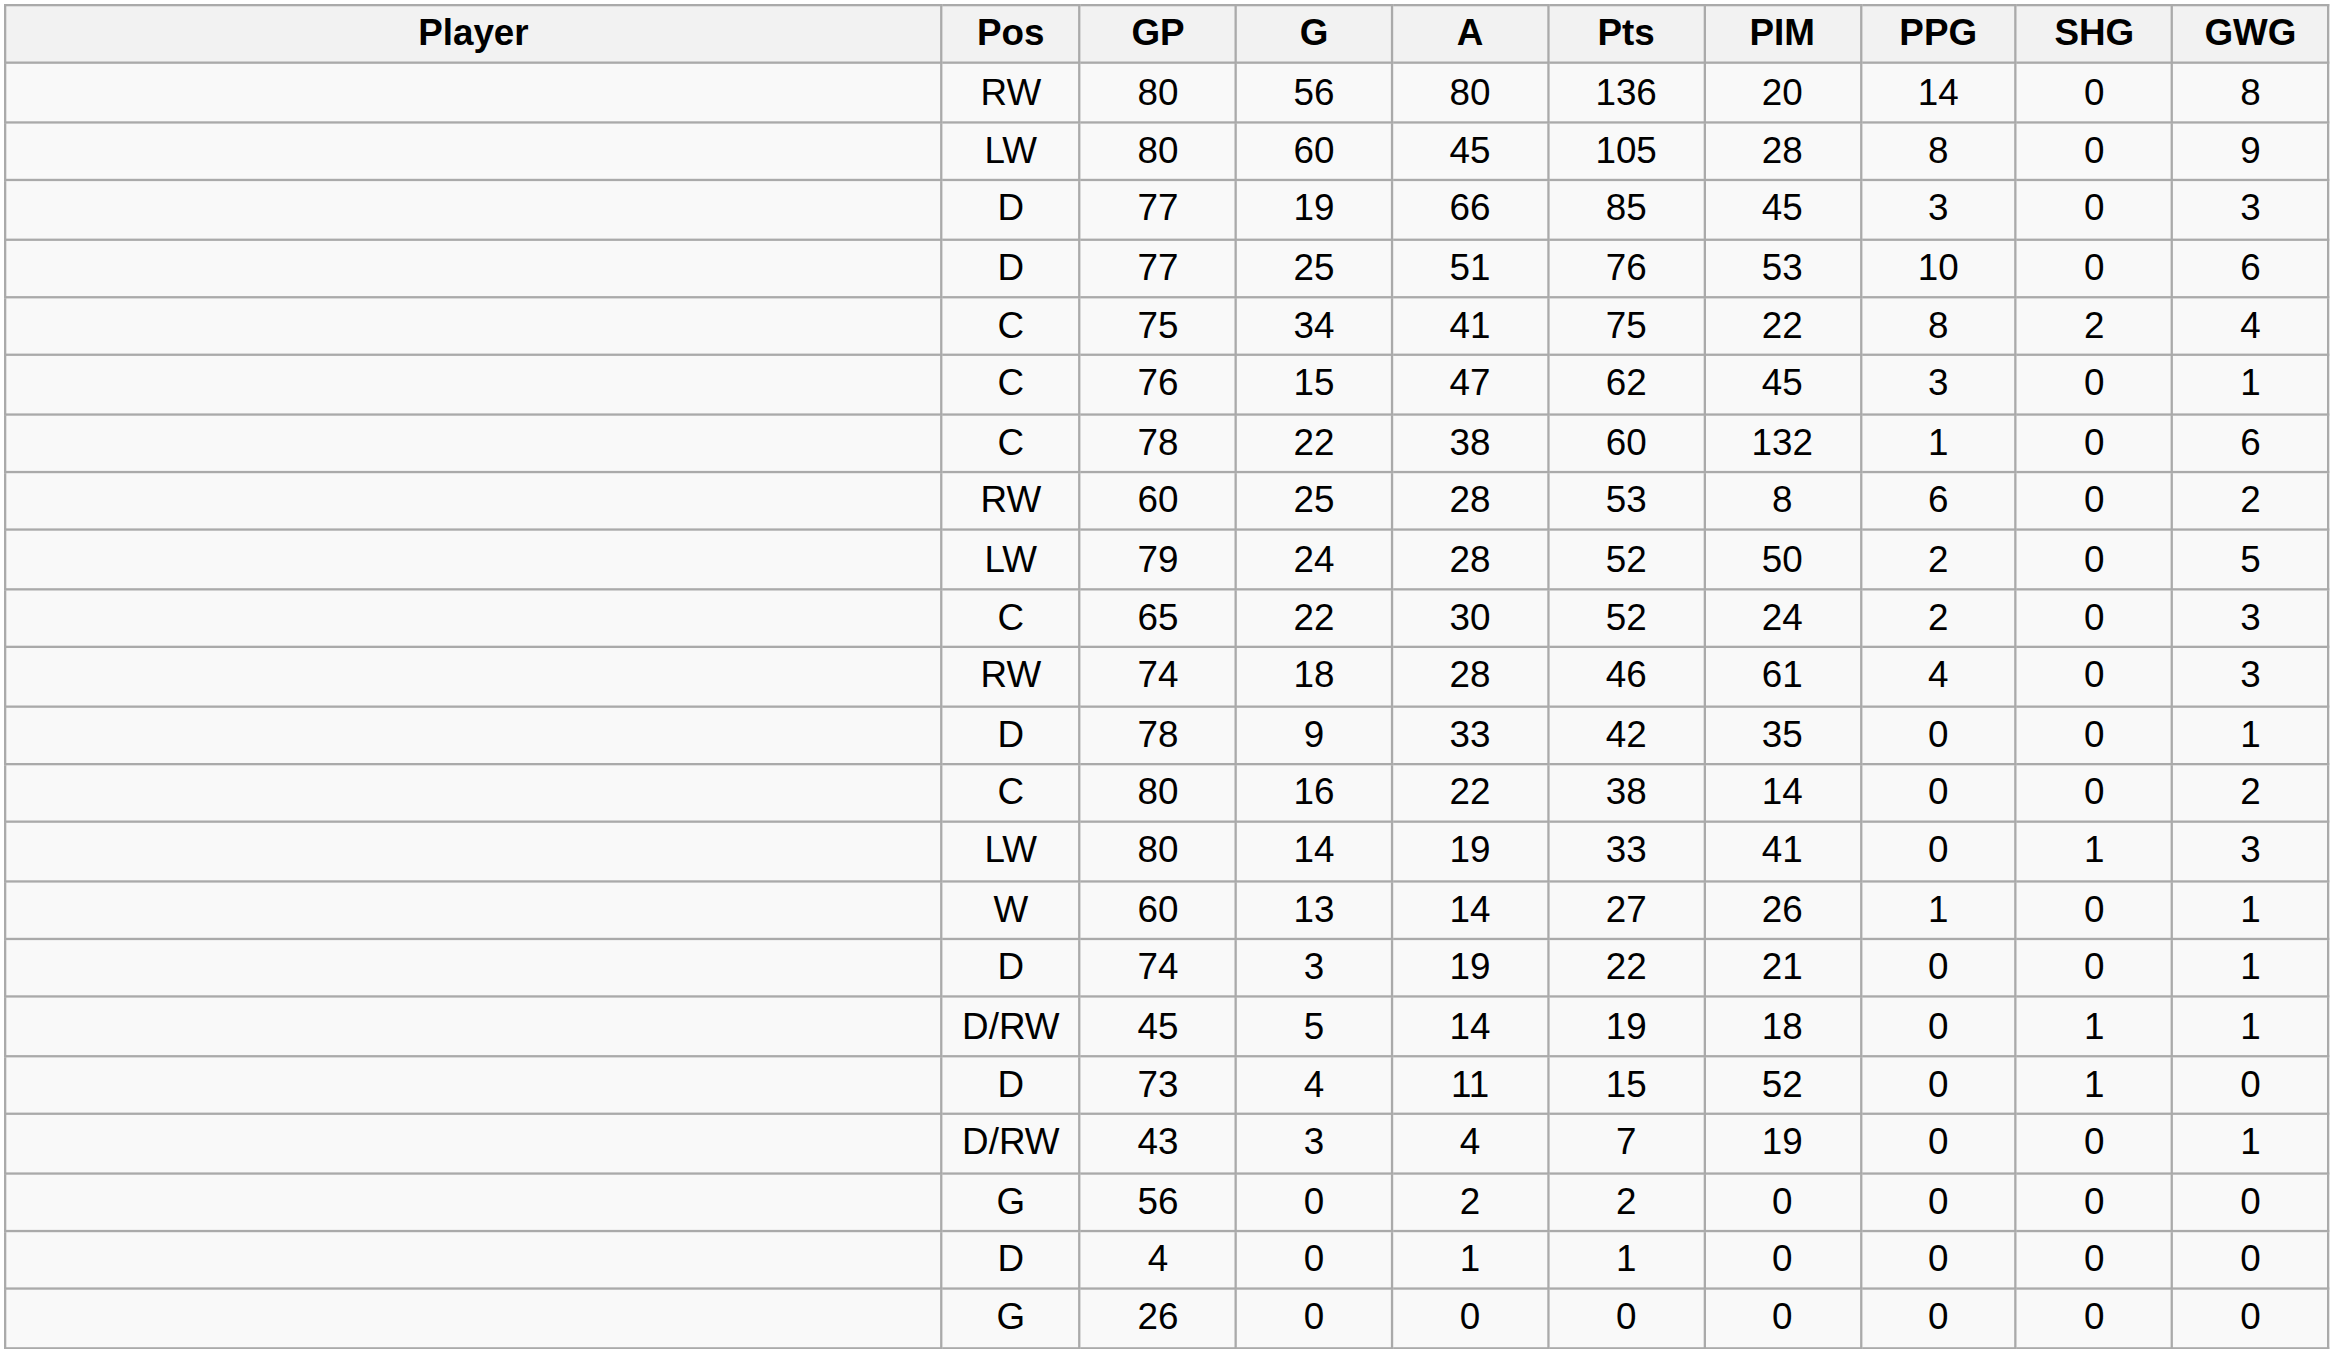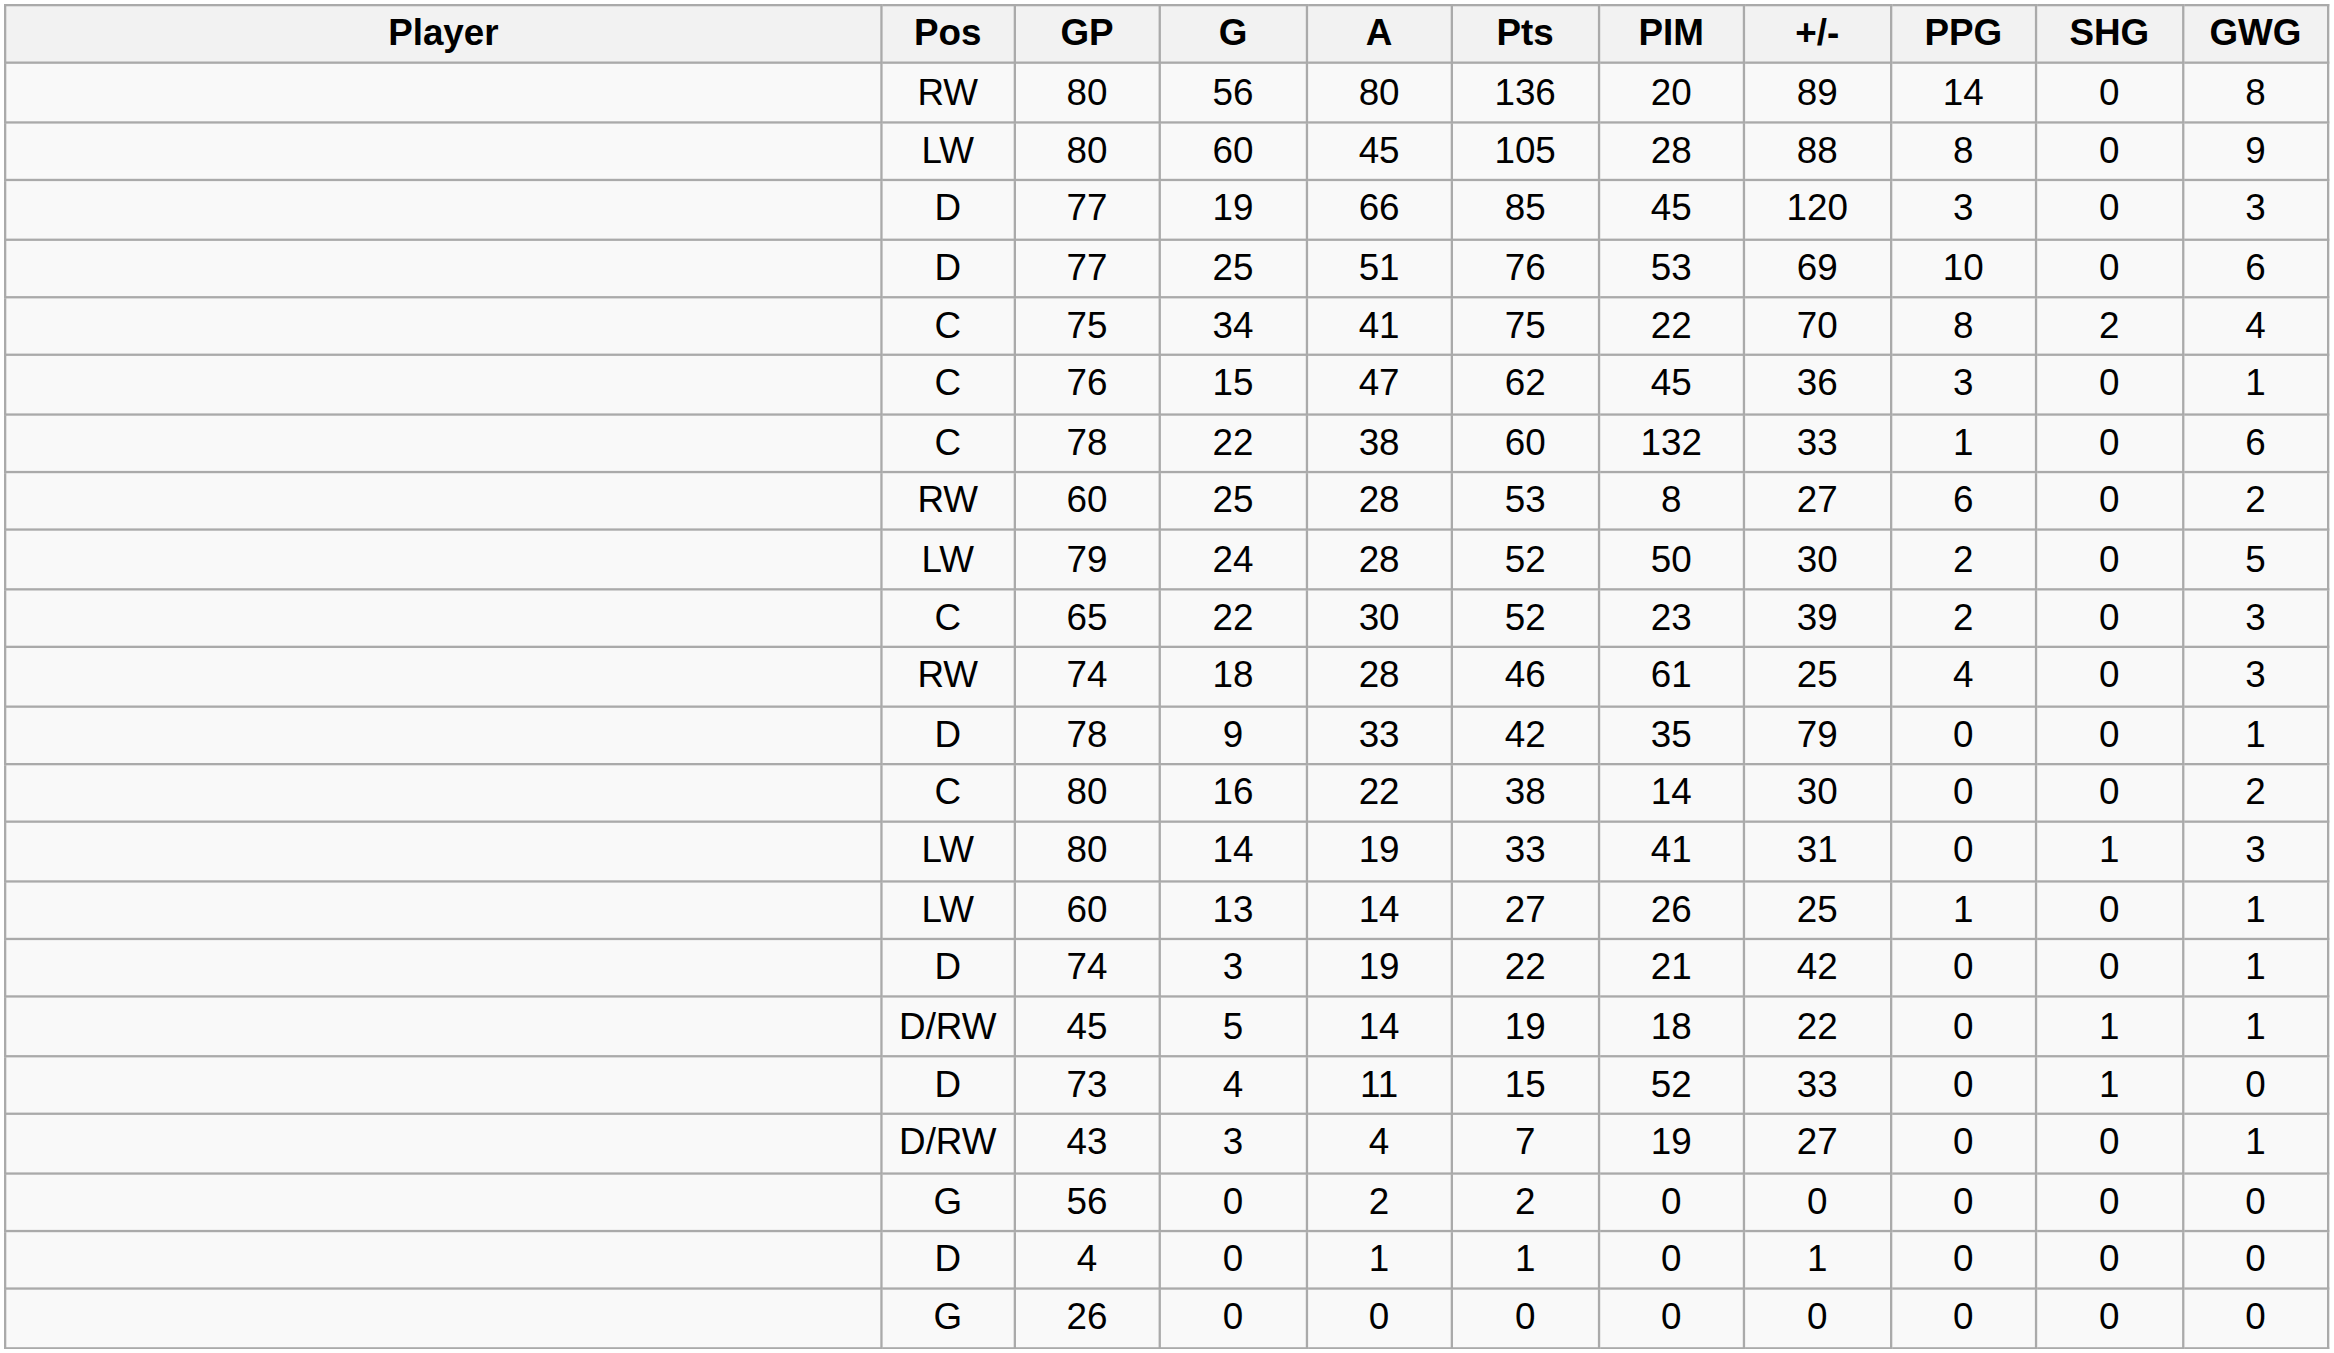+ column: (1817, 33)
(1782, 617) 24 -> (1671, 617) 23
(1011, 909) W -> (948, 909) LW
